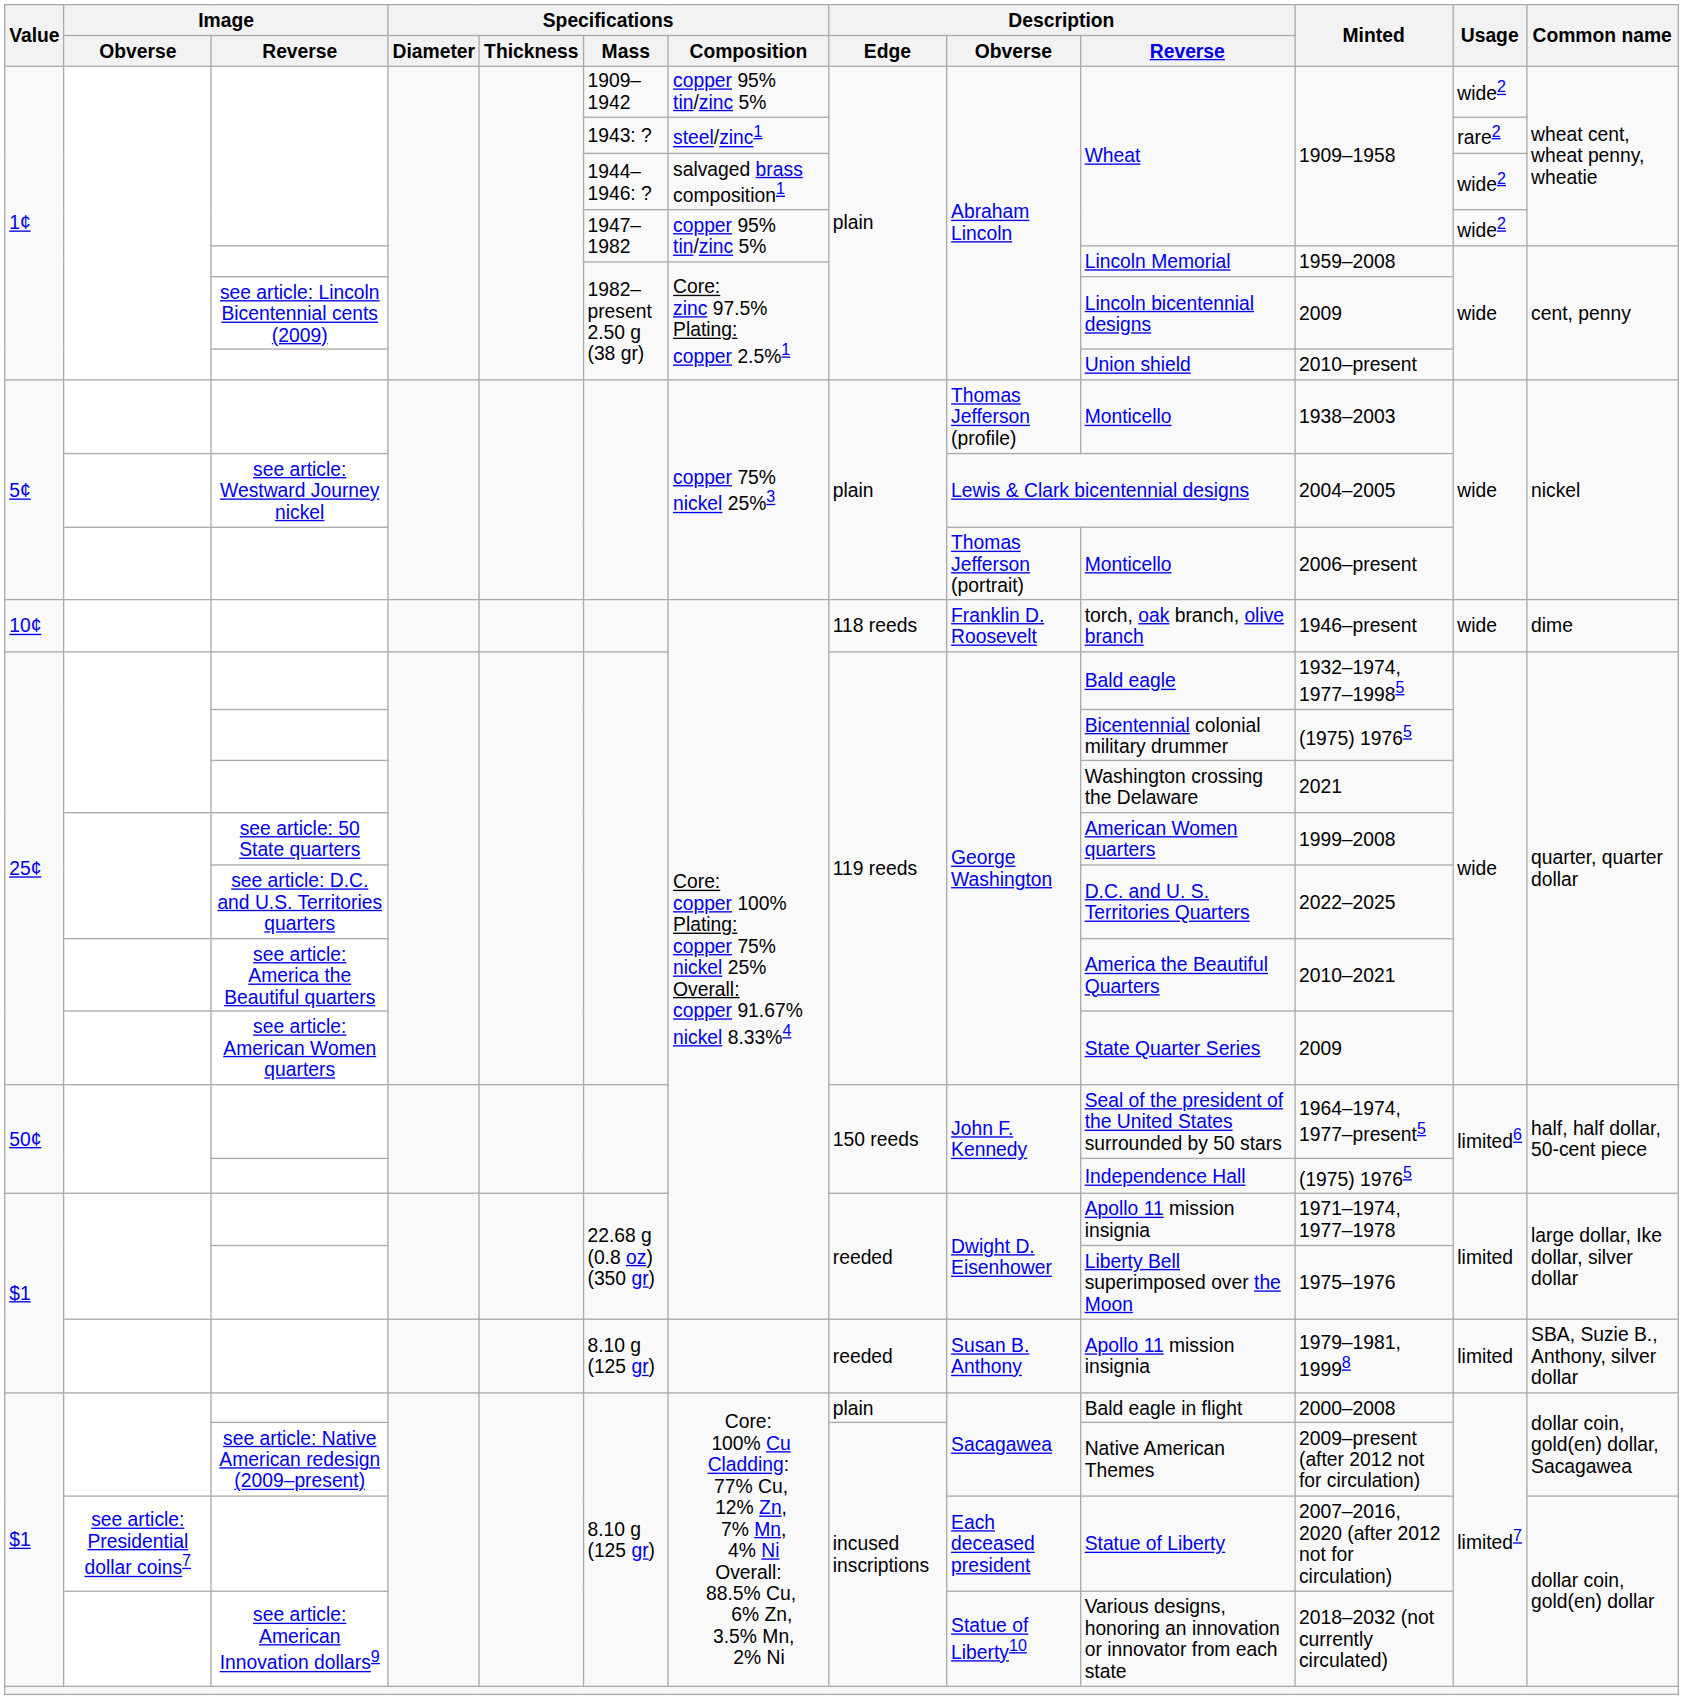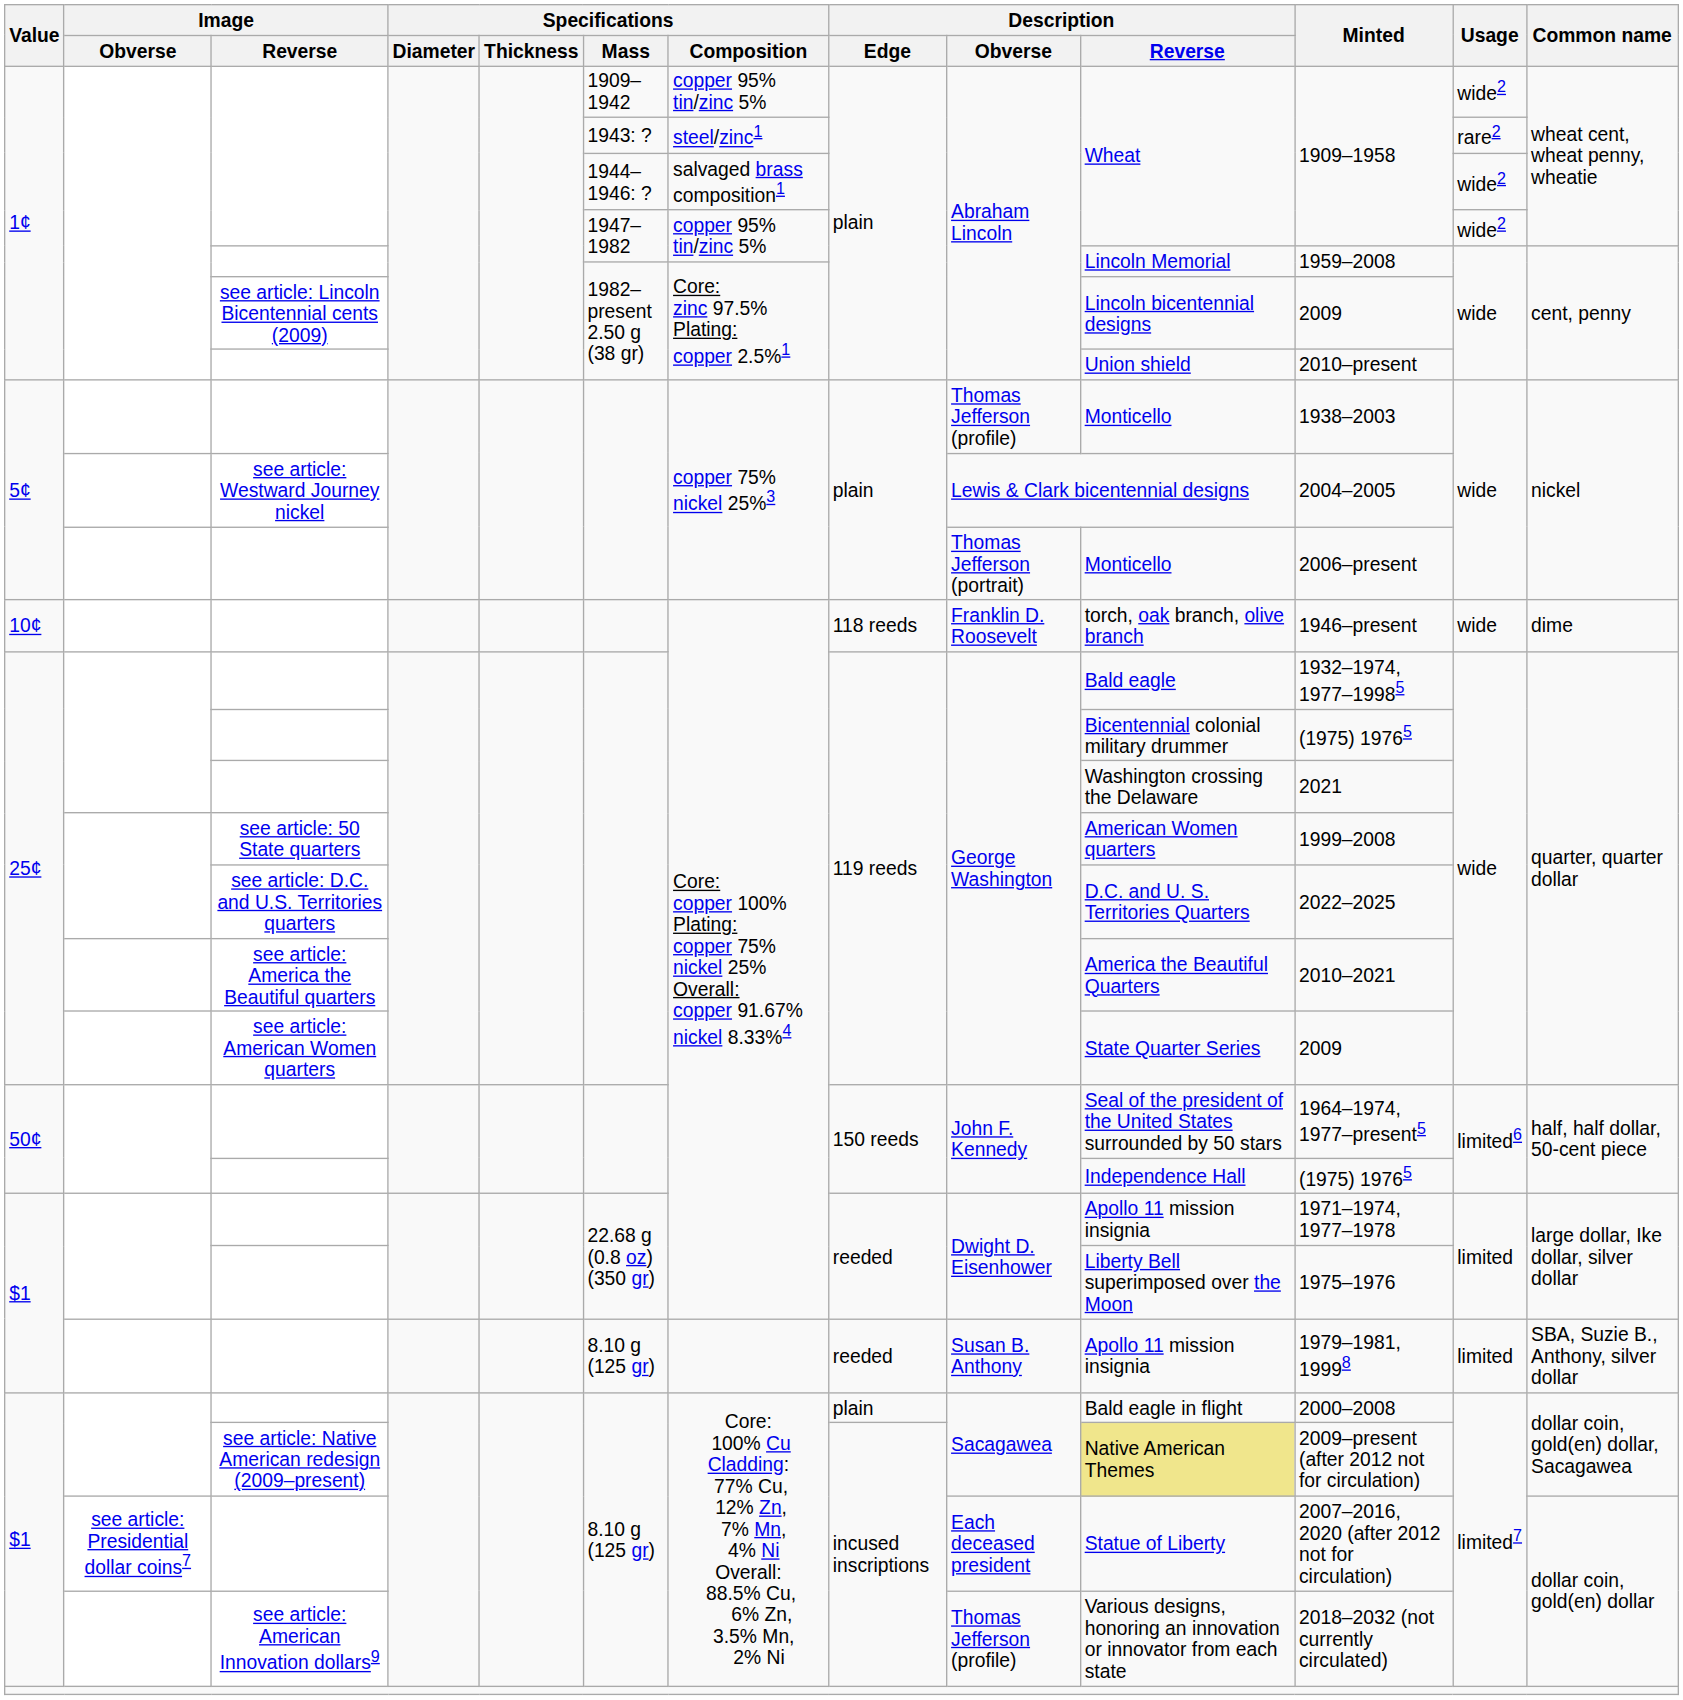(1155, 1460) no background -> (1155, 1460) khaki background
(990, 1639) Statue of Liberty10 -> (991, 1639) Thomas Jefferson (profile)
